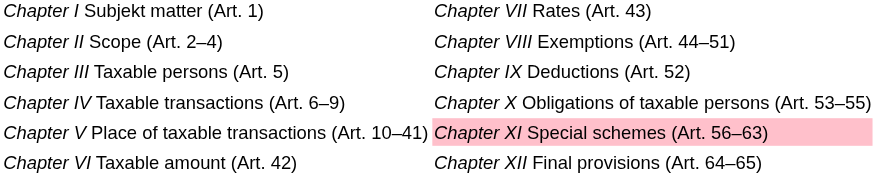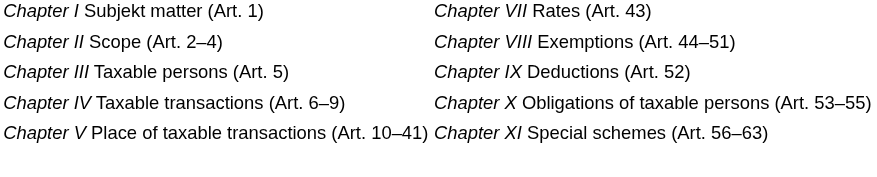(601, 133) pink background -> (601, 133) no background
- row: (150, 163)
